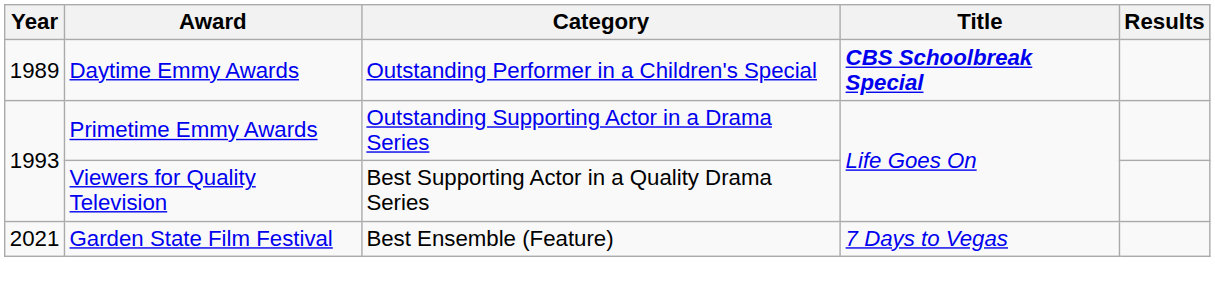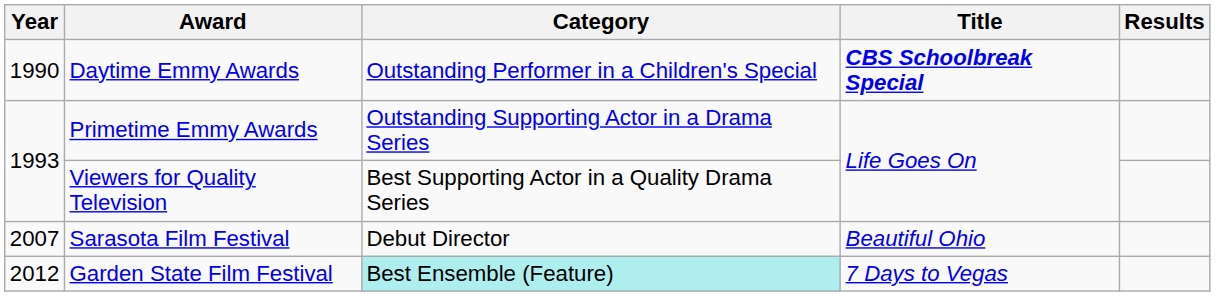(35, 69) 1989 -> (35, 69) 1990
+ row: (180, 238)
(35, 238) 2021 -> (35, 273) 2012
(490, 238) no background -> (490, 273) paleturquoise background
